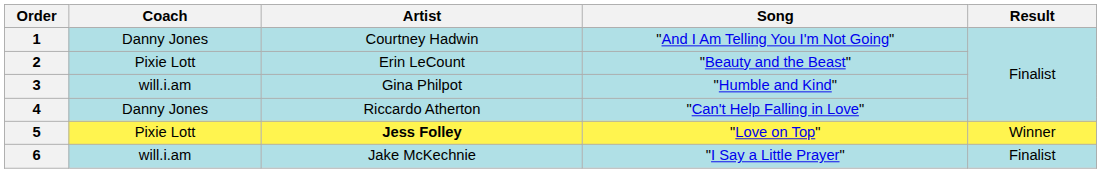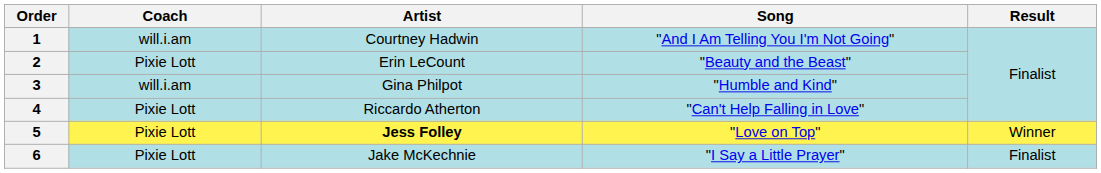(165, 39) Danny Jones -> (165, 39) will.i.am
(165, 109) Danny Jones -> (165, 109) Pixie Lott
(165, 156) will.i.am -> (165, 156) Pixie Lott
